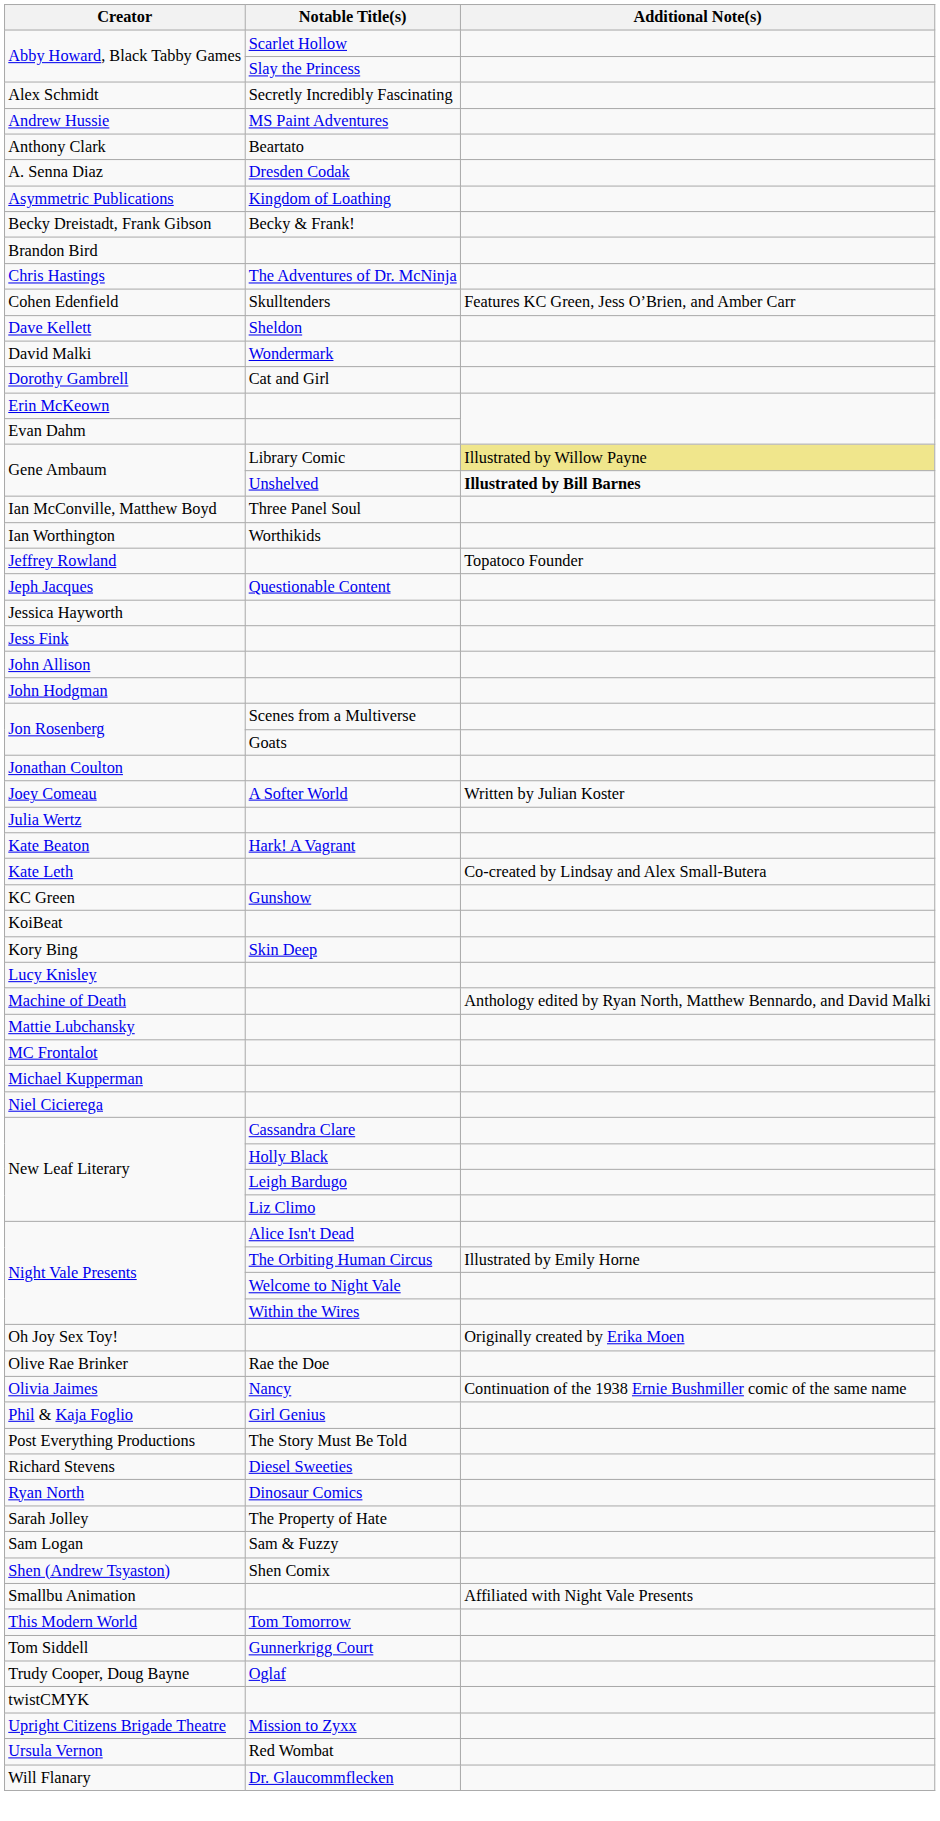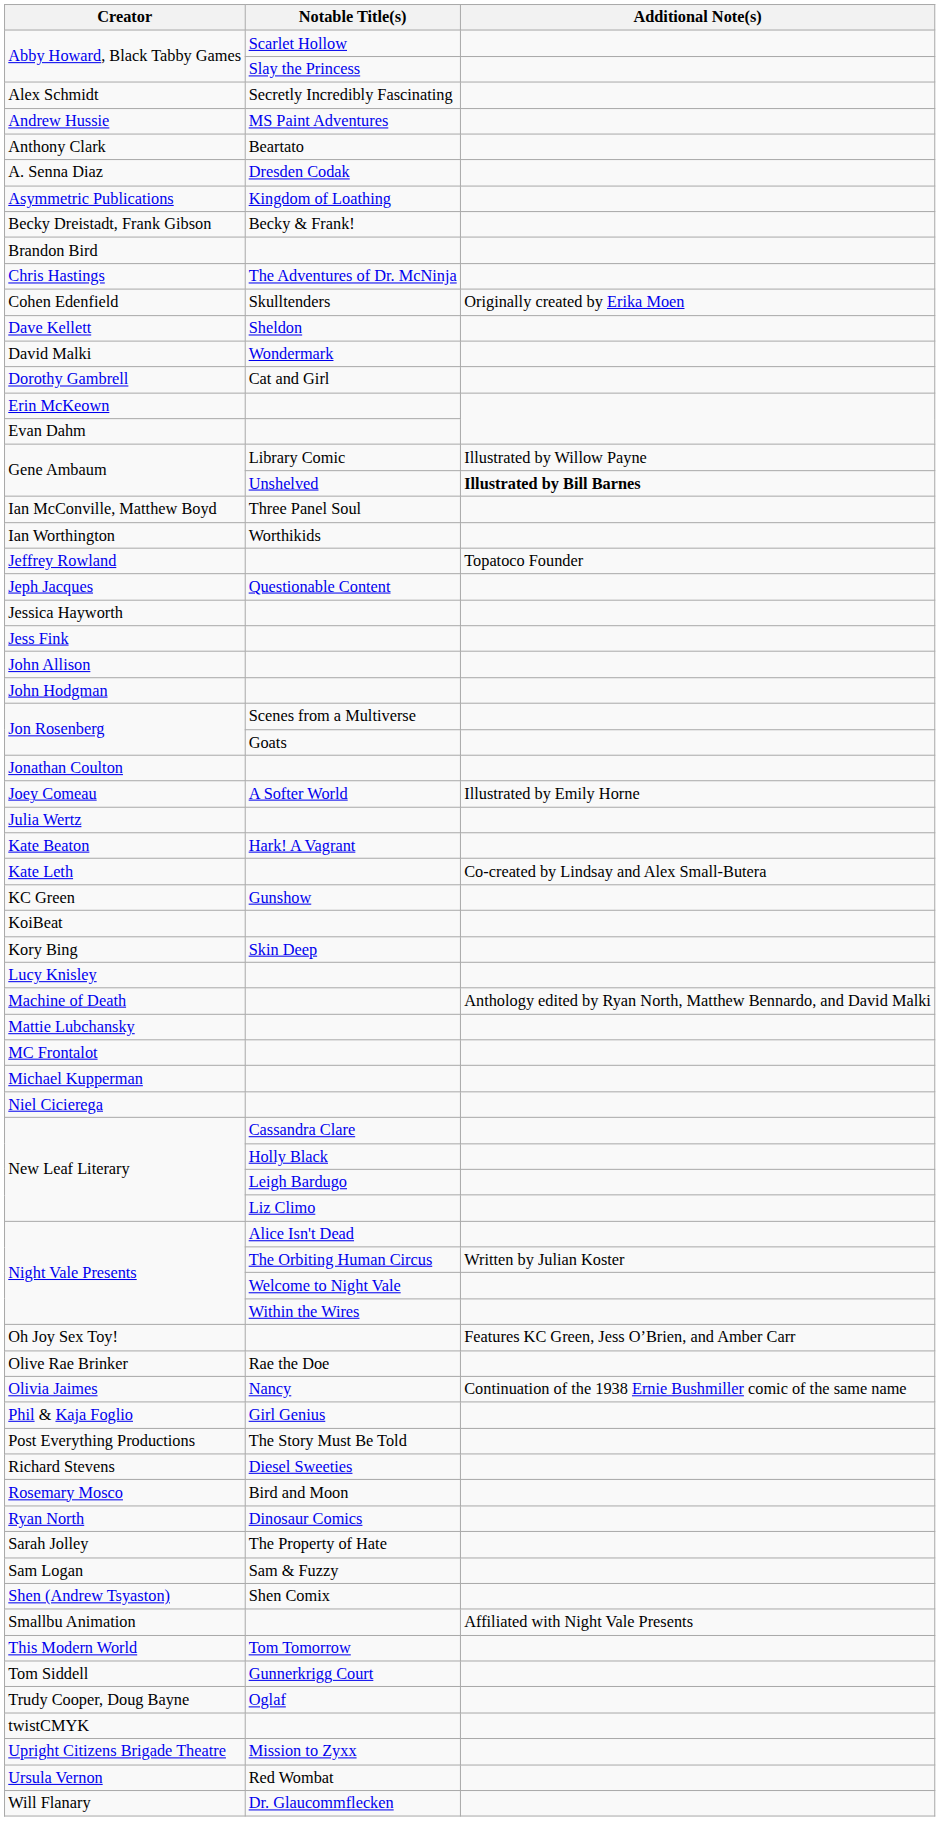(630, 302) Features KC Green, Jess O’Brien, and Amber Carr -> (574, 302) Originally created by Erika Moen
(556, 457) khaki background -> (556, 457) no background
(544, 793) Written by Julian Koster -> (552, 793) Illustrated by Emily Horne
(552, 1259) Illustrated by Emily Horne -> (544, 1259) Written by Julian Koster
(574, 1337) Originally created by Erika Moen -> (630, 1337) Features KC Green, Jess O’Brien, and Amber Carr
+ row: (66, 1492)
